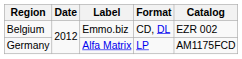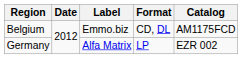(197, 29) EZR 002 -> (206, 29) AM1175FCD
(206, 45) AM1175FCD -> (197, 45) EZR 002
